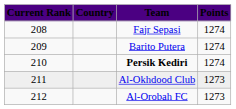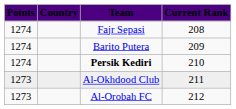columns swapped: (39, 12) <-> (214, 12)
